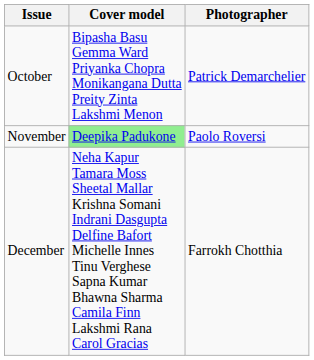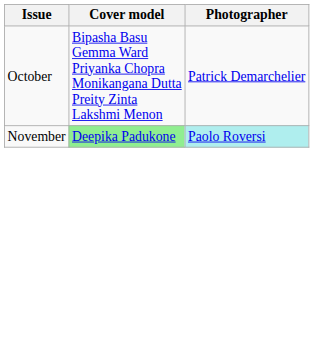(227, 136) no background -> (227, 136) paleturquoise background
- row: (36, 251)
